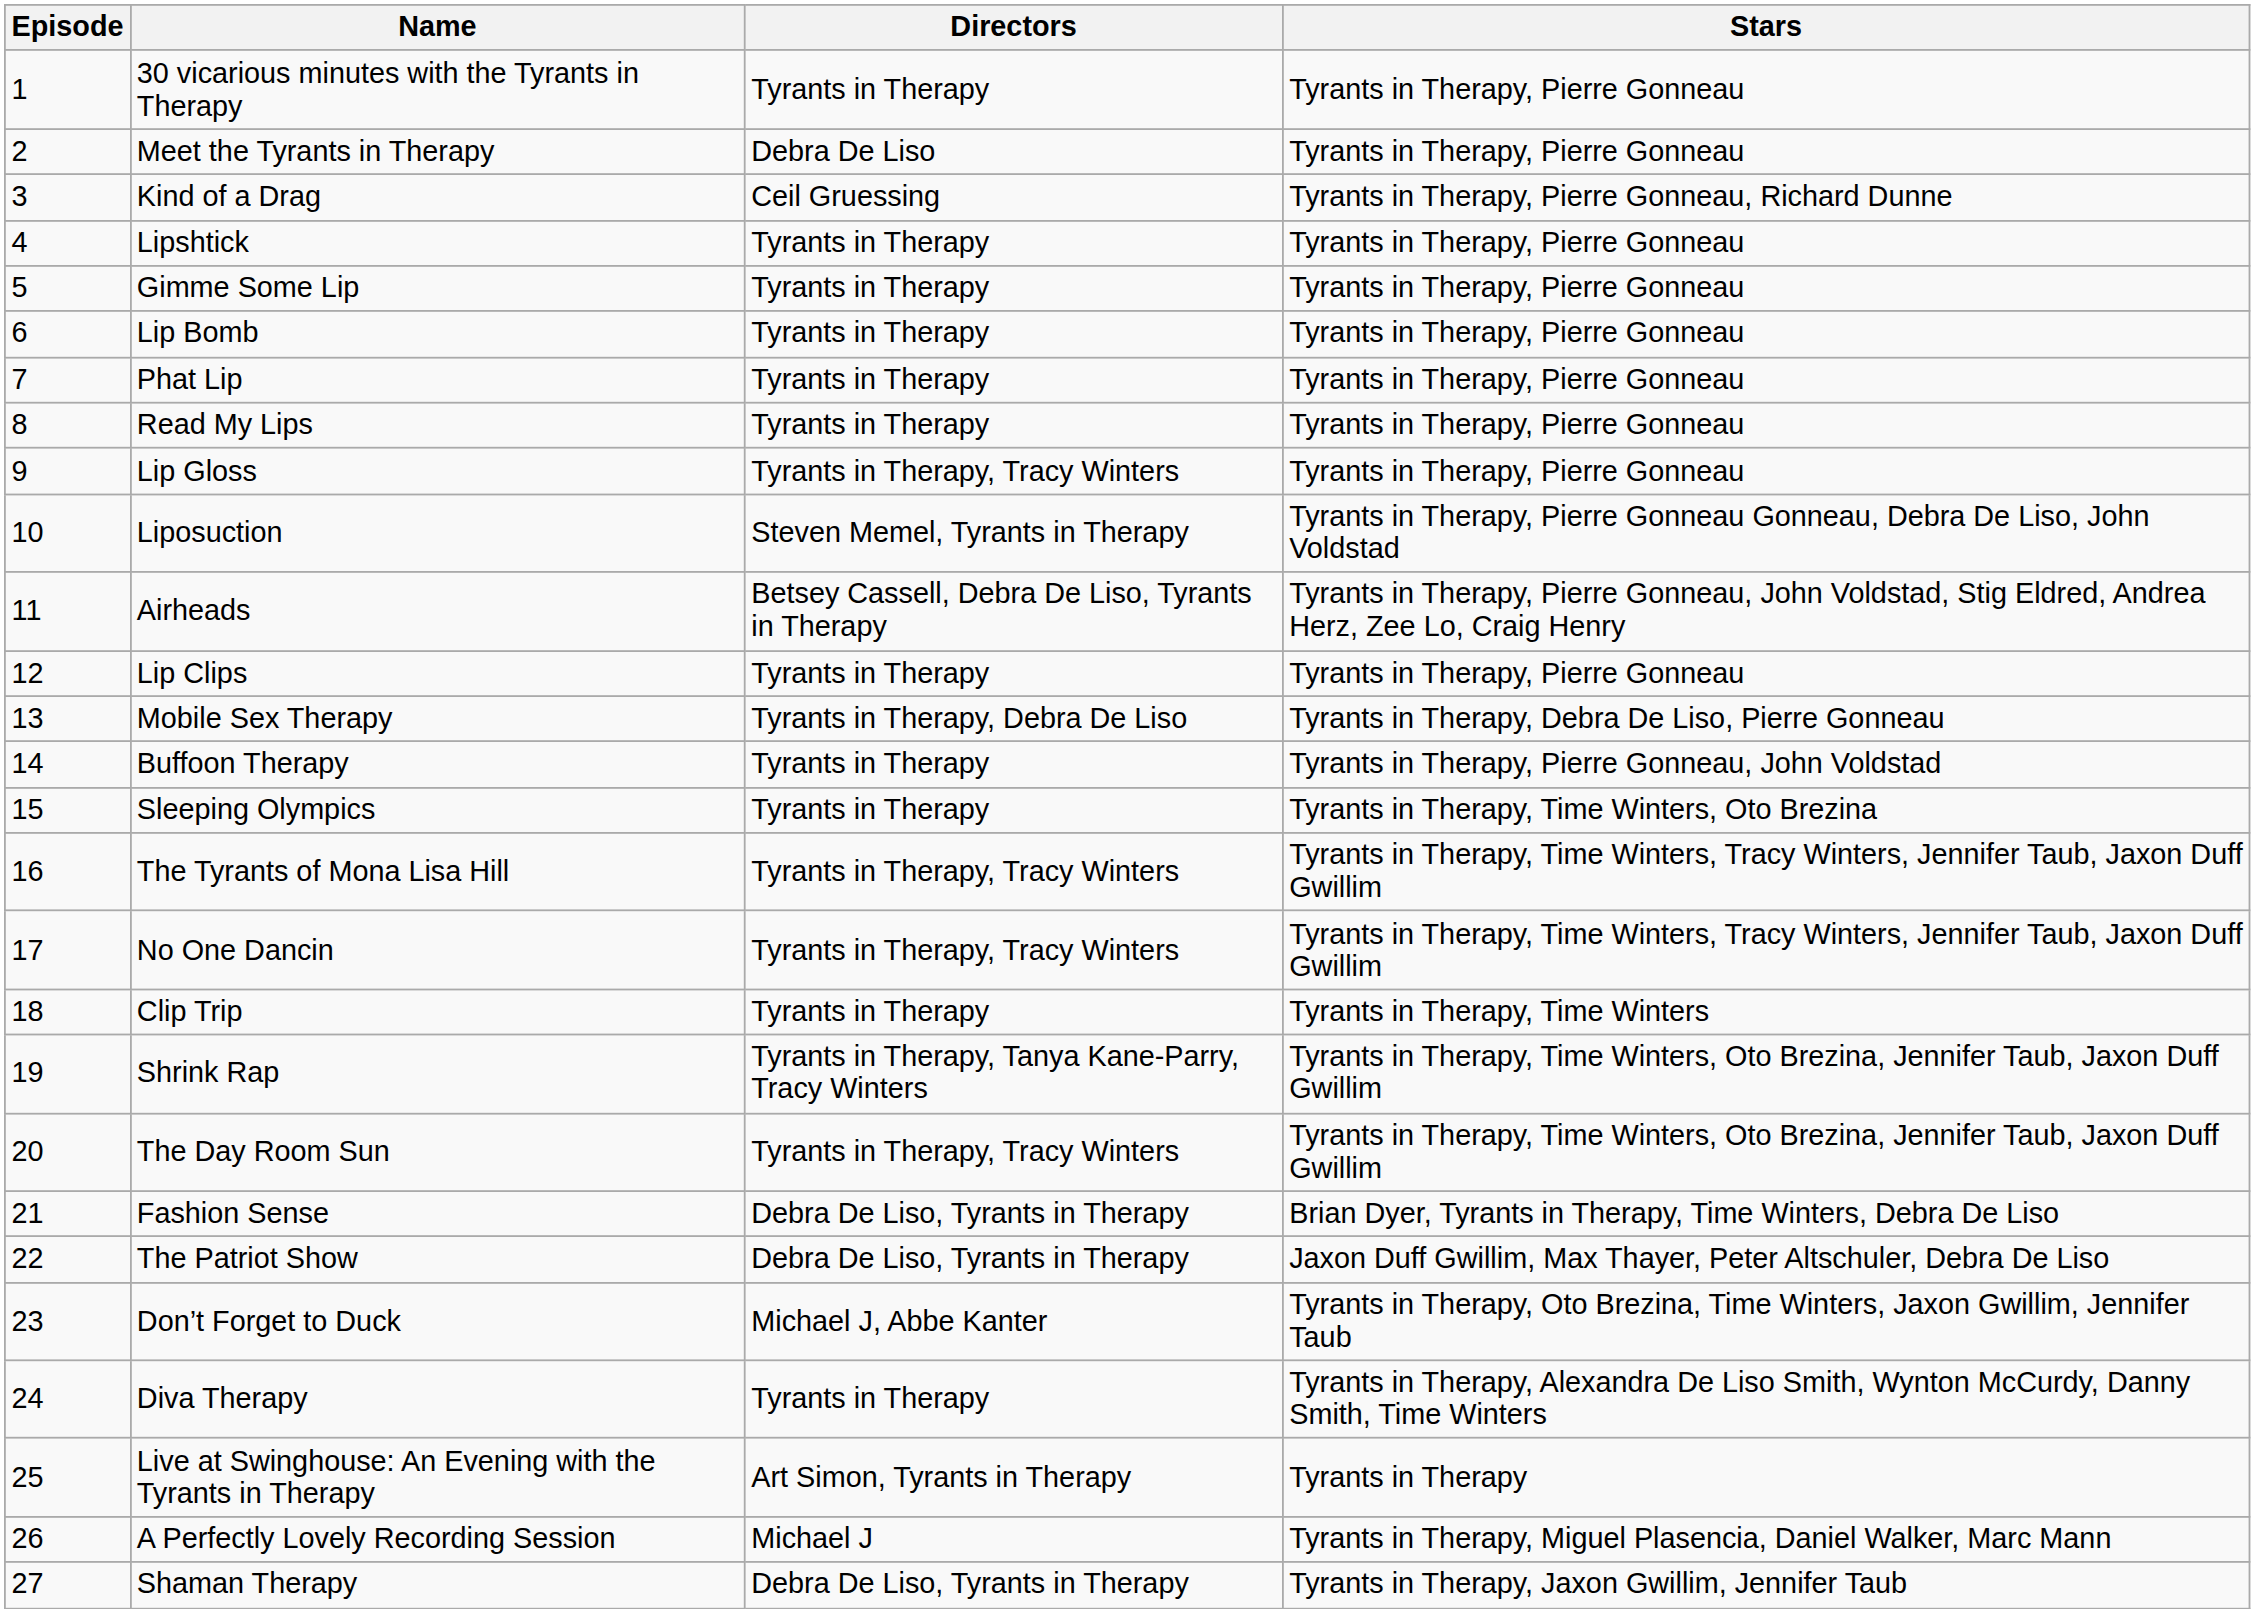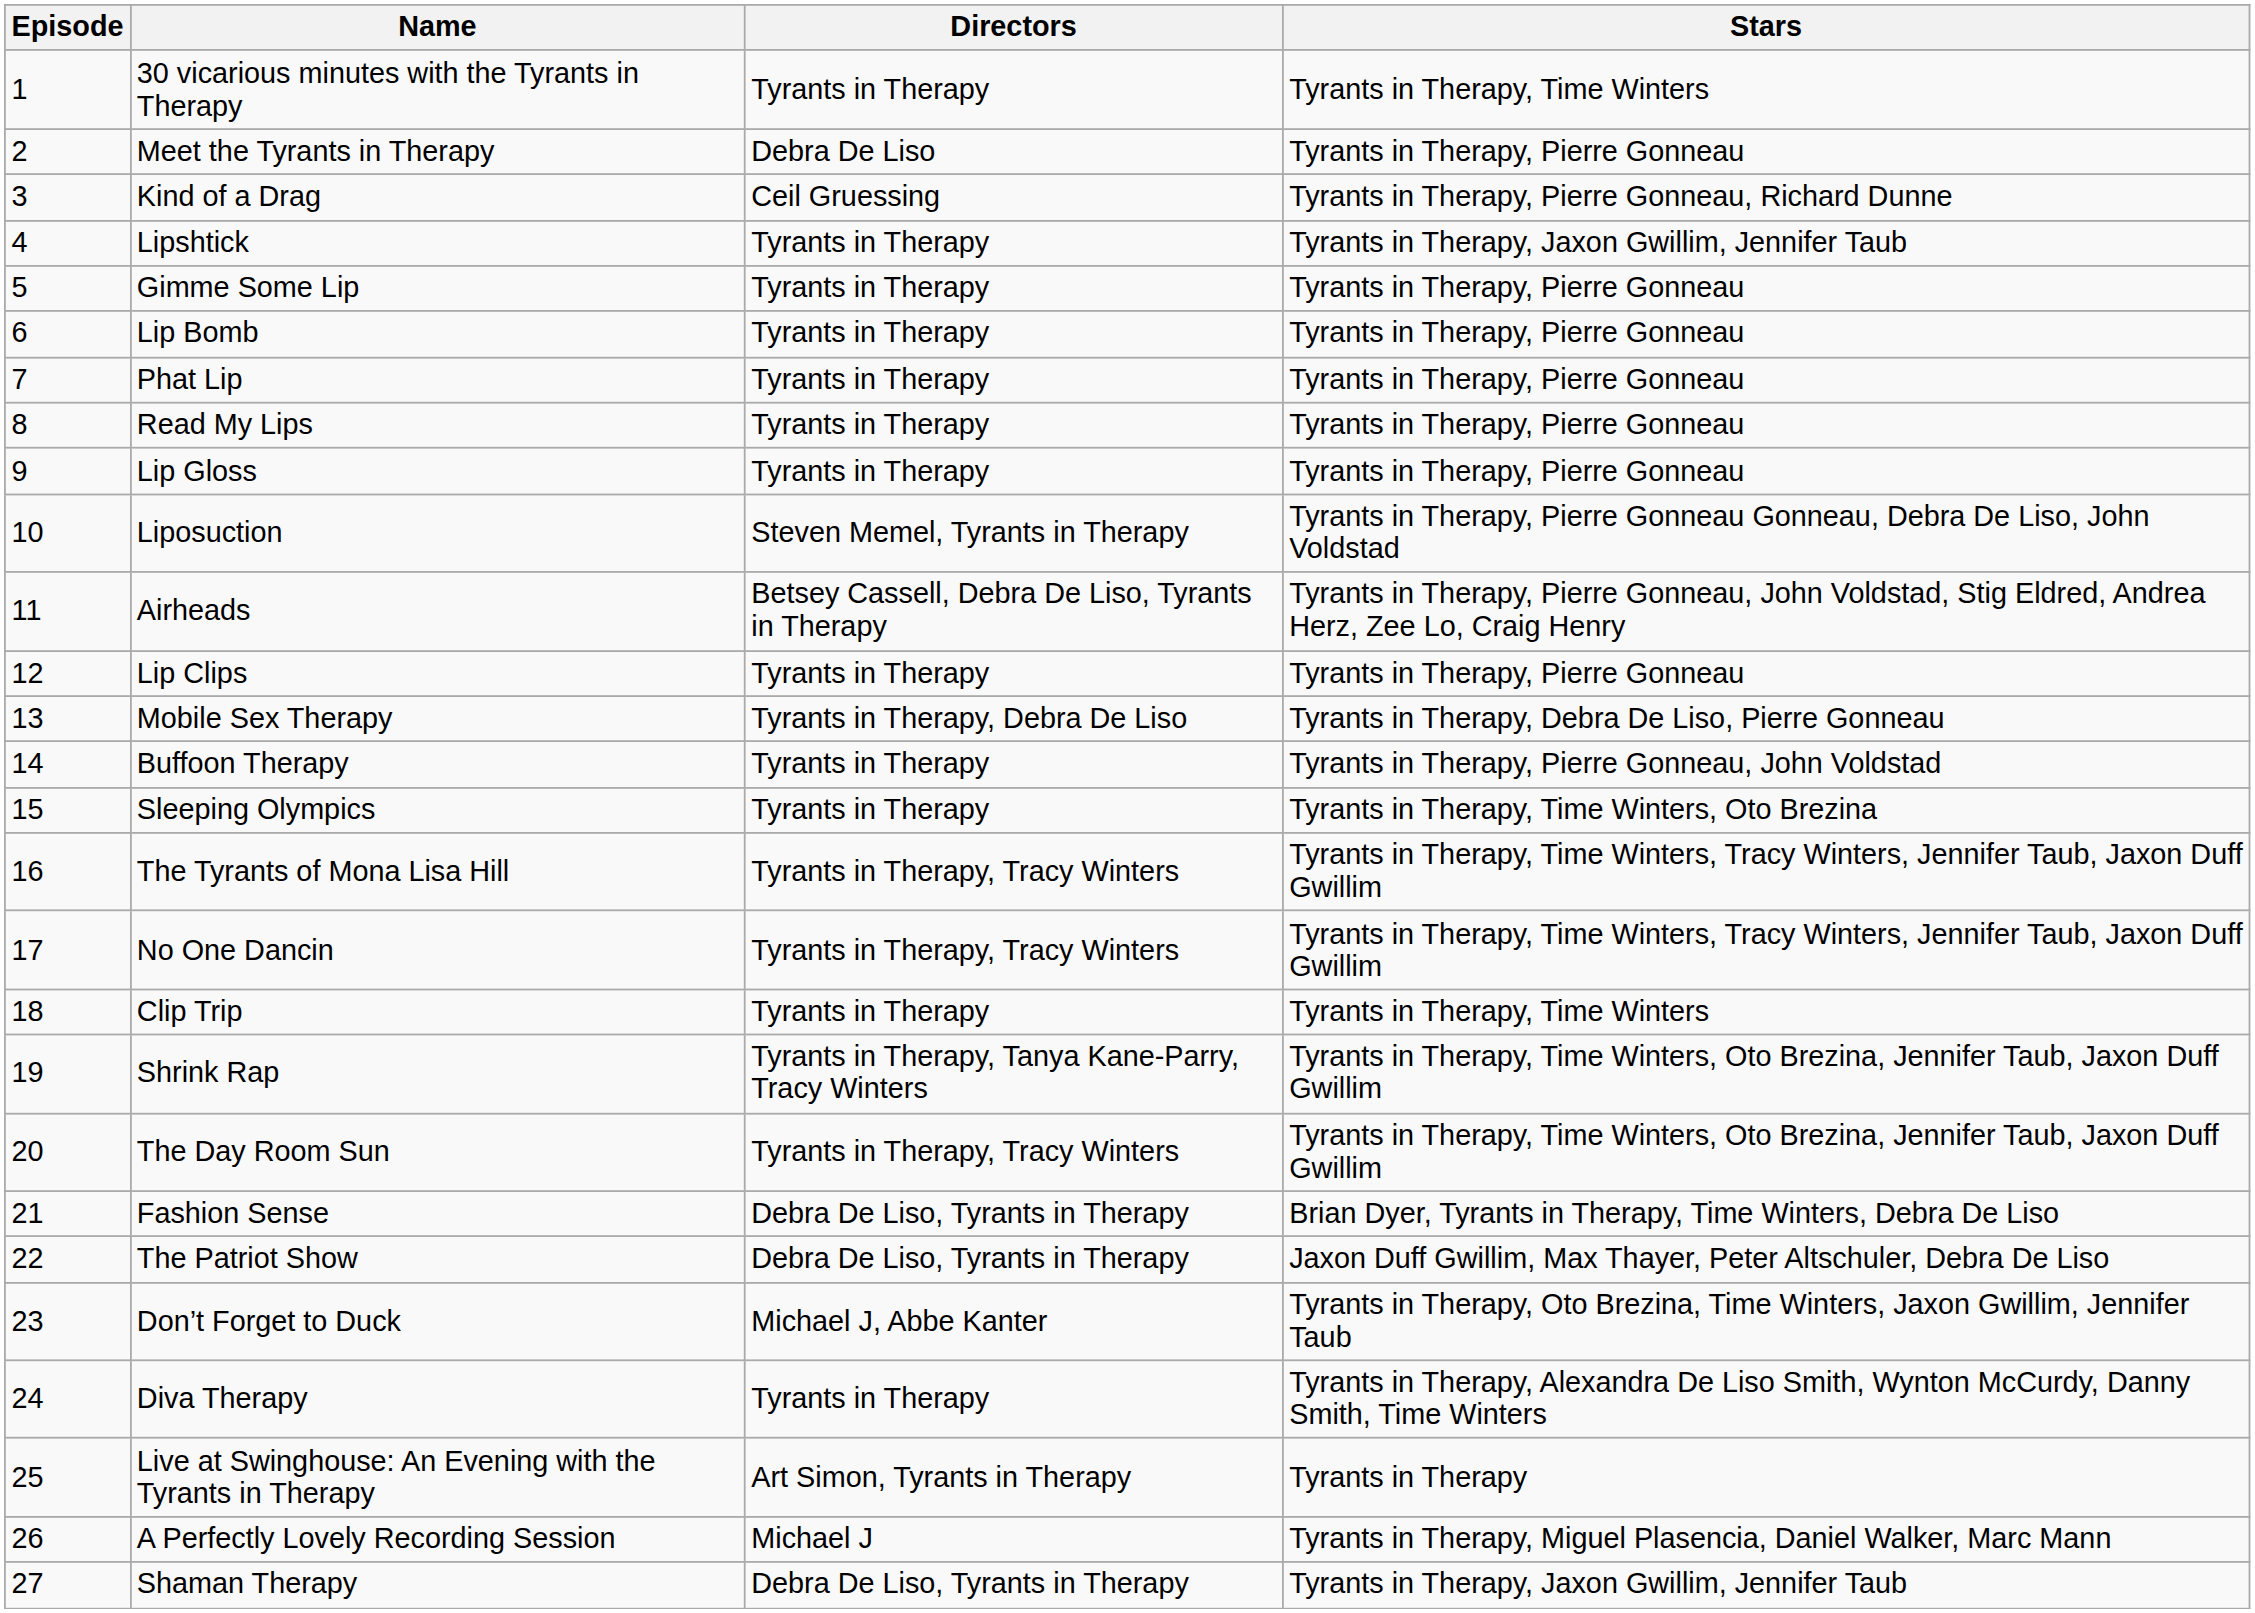(1517, 89) Tyrants in Therapy, Pierre Gonneau -> (1499, 89) Tyrants in Therapy, Time Winters
(1517, 242) Tyrants in Therapy, Pierre Gonneau -> (1598, 242) Tyrants in Therapy, Jaxon Gwillim, Jennifer Taub
(965, 470) Tyrants in Therapy, Tracy Winters -> (870, 470) Tyrants in Therapy
